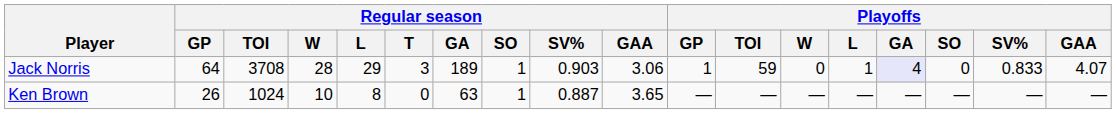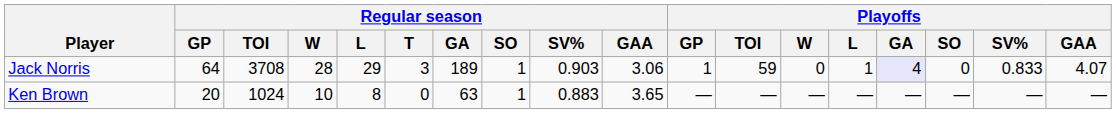(211, 95) 26 -> (211, 95) 20
(578, 95) 0.887 -> (578, 95) 0.883
